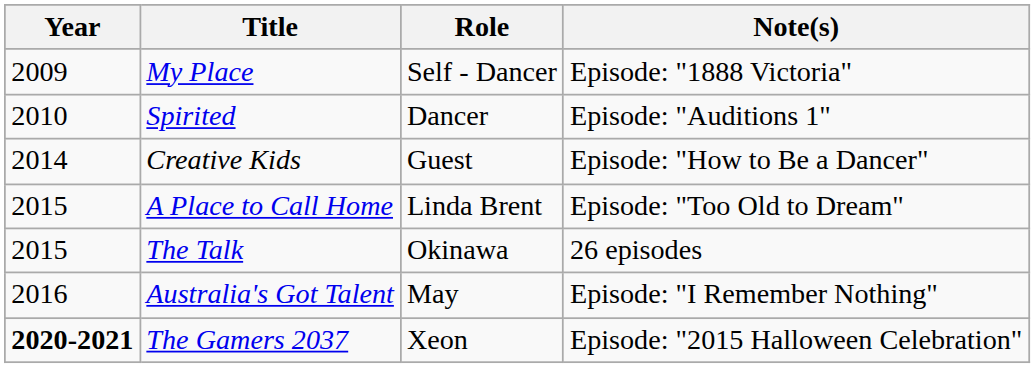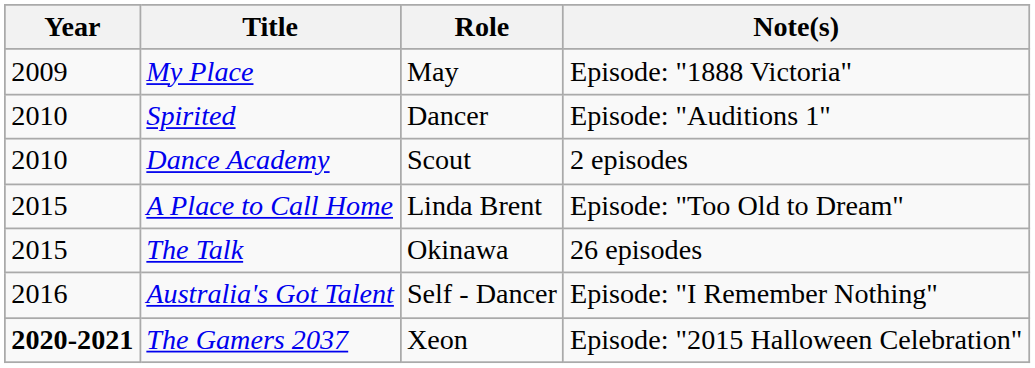(482, 71) Self - Dancer -> (433, 71) May
+ row: (238, 160)
- row: (224, 160)
(433, 294) May -> (482, 294) Self - Dancer
